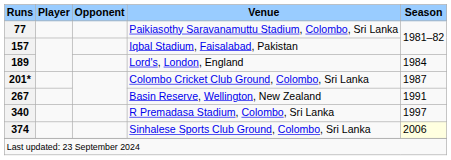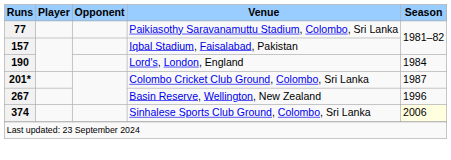(20, 63) 189 -> (20, 63) 190
(415, 96) 1991 -> (415, 96) 1996
- row: (232, 113)
